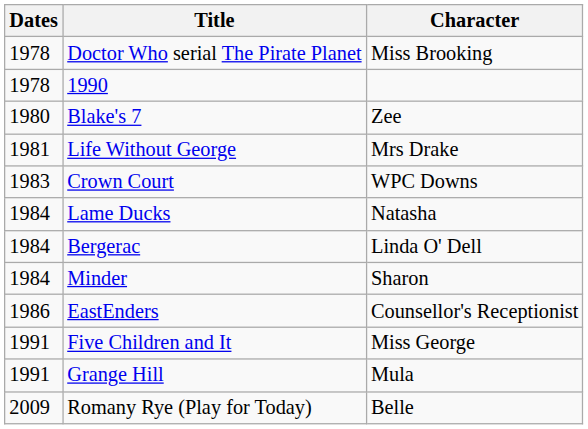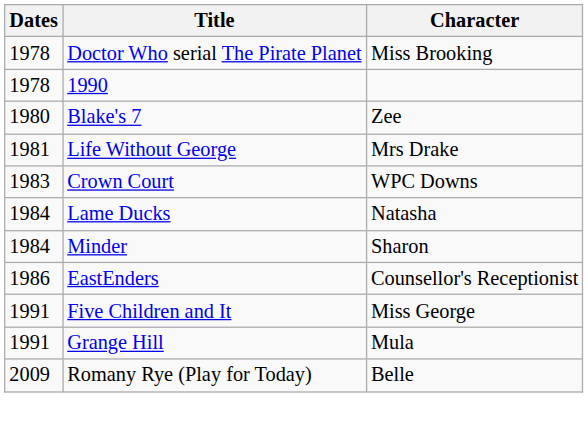- row: (104, 246)
